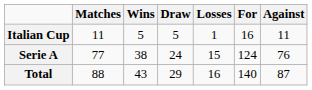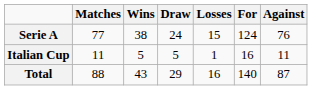rows swapped: (38, 54) <-> (38, 34)
